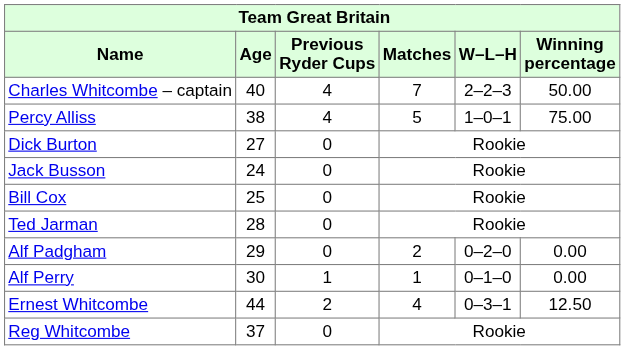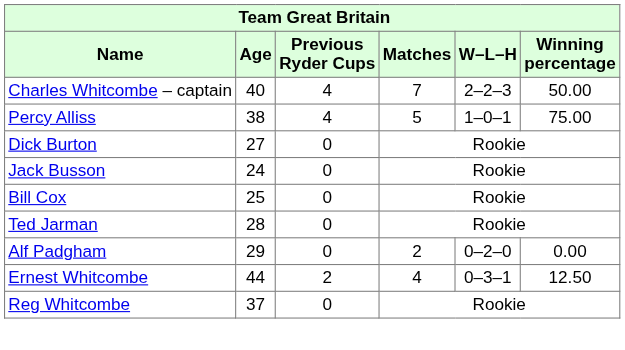- row: (41, 277)
